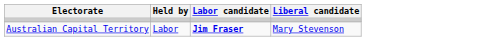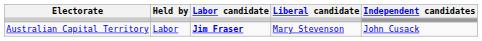+ column: (419, 11)
